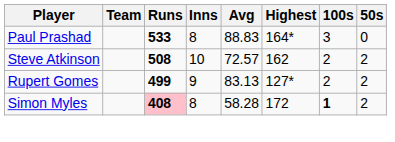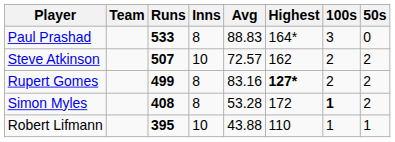(160, 59) 508 -> (163, 59) 507
(193, 81) 9 -> (196, 81) 8
(242, 81) 83.13 -> (245, 81) 83.16
(280, 81) normal -> (283, 81) bold
(160, 103) pink background -> (163, 103) no background
(242, 103) 58.28 -> (245, 103) 53.28
+ row: (55, 125)
